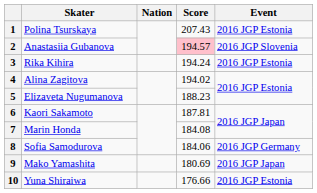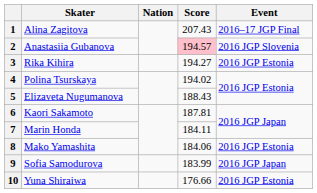(60, 29) Polina Tsurskaya -> (56, 29) Alina Zagitova
(255, 29) 2016 JGP Estonia -> (259, 29) 2016–17 JGP Final
(196, 63) 194.24 -> (197, 63) 194.27
(56, 79) Alina Zagitova -> (60, 79) Polina Tsurskaya
(196, 96) 188.23 -> (197, 96) 188.43
(196, 130) 184.08 -> (197, 130) 184.11
(63, 146) Sofia Samodurova -> (60, 146) Mako Yamashita
(258, 146) 2016 JGP Germany -> (256, 146) 2016 JGP Estonia
(59, 163) Mako Yamashita -> (63, 163) Sofia Samodurova
(196, 163) 180.69 -> (197, 163) 183.99
